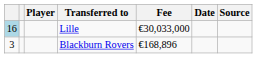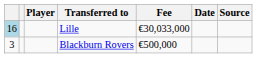(158, 45) €168,896 -> (158, 45) €500,000
